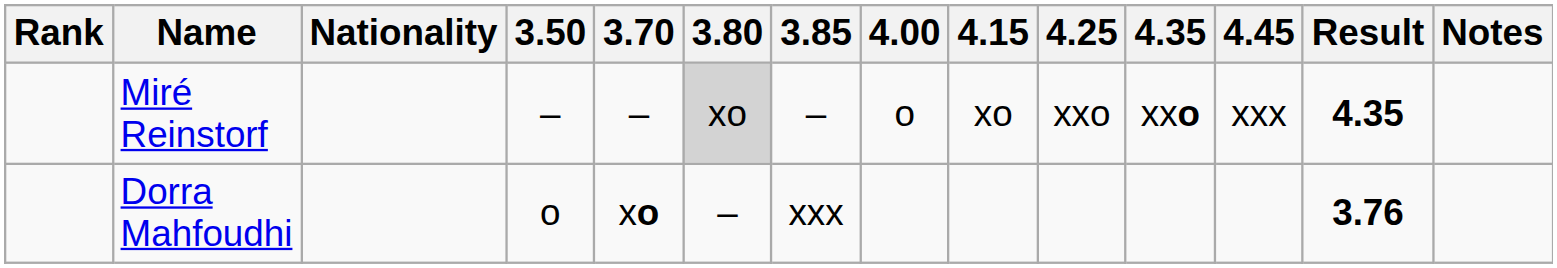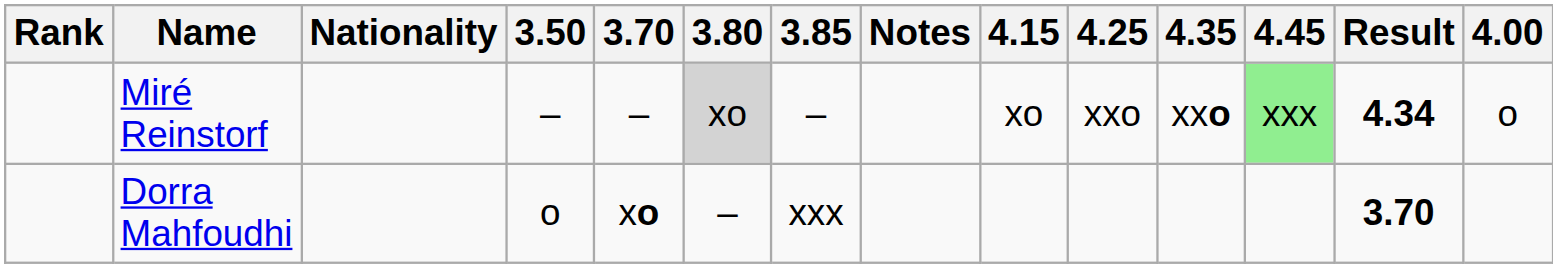columns swapped: (905, 33) <-> (1492, 33)
(1259, 112) no background -> (1290, 112) lightgreen background
(1368, 112) 4.35 -> (1399, 112) 4.34
(1368, 212) 3.76 -> (1399, 212) 3.70
